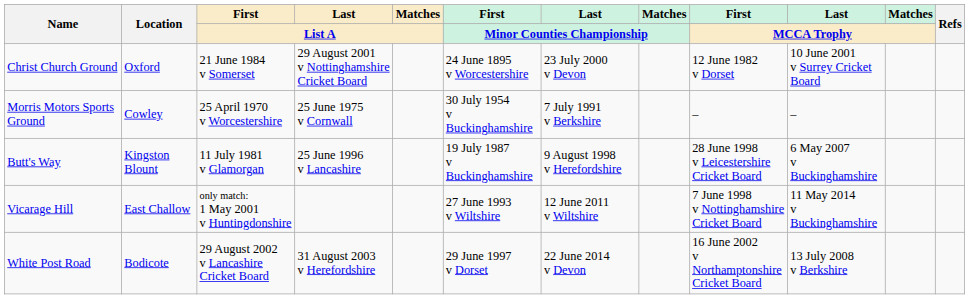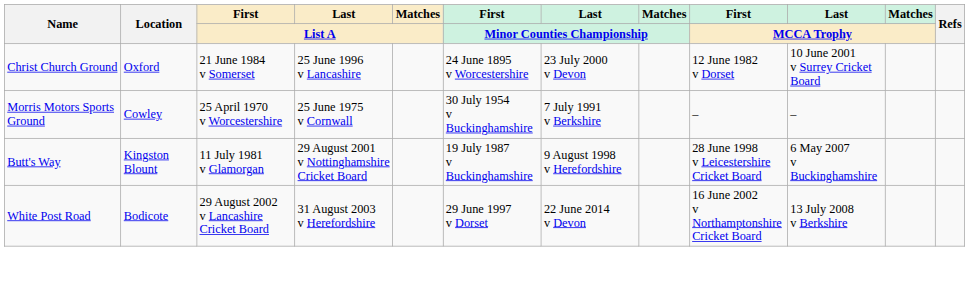(344, 67) 29 August 2001 v Nottinghamshire Cricket Board -> (330, 67) 25 June 1996 v Lancashire
(330, 161) 25 June 1996 v Lancashire -> (344, 161) 29 August 2001 v Nottinghamshire Cricket Board
- row: (40, 208)
